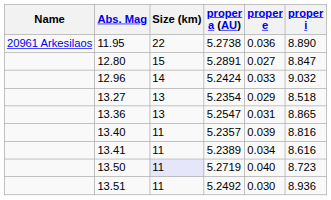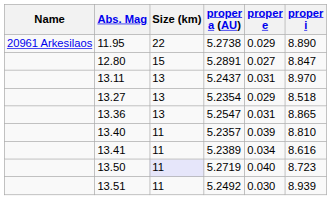(261, 43) 0.036 -> (261, 43) 0.029
- row: (111, 79)
+ row: (111, 79)
(302, 132) 8.816 -> (302, 132) 8.810
(302, 185) 8.936 -> (302, 185) 8.939
